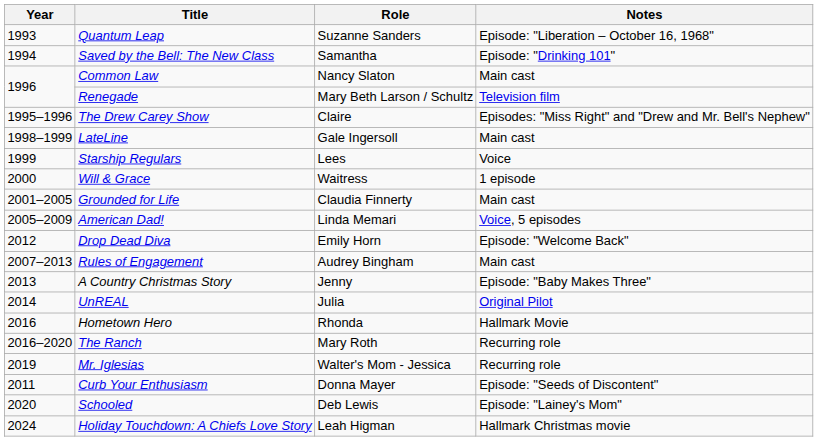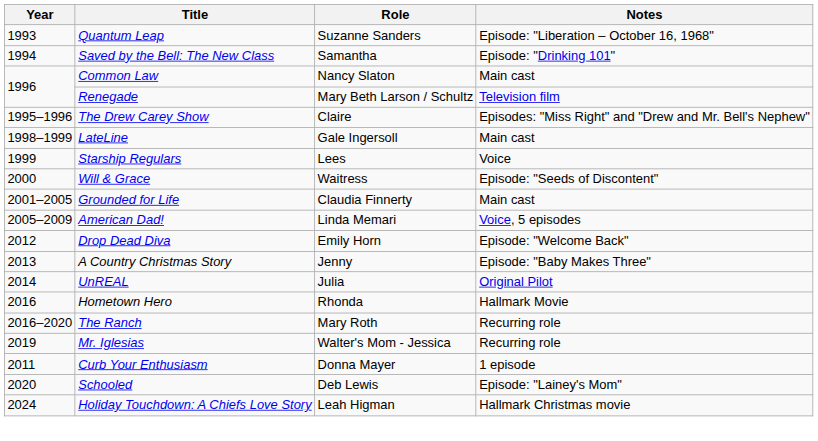(507, 179) 1 episode -> (569, 179) Episode: "Seeds of Discontent"
- row: (141, 261)
(569, 384) Episode: "Seeds of Discontent" -> (507, 364) 1 episode
